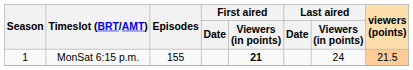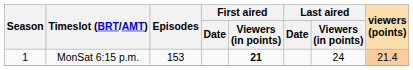(176, 57) 155 -> (176, 57) 153
(387, 57) 21.5 -> (387, 57) 21.4
